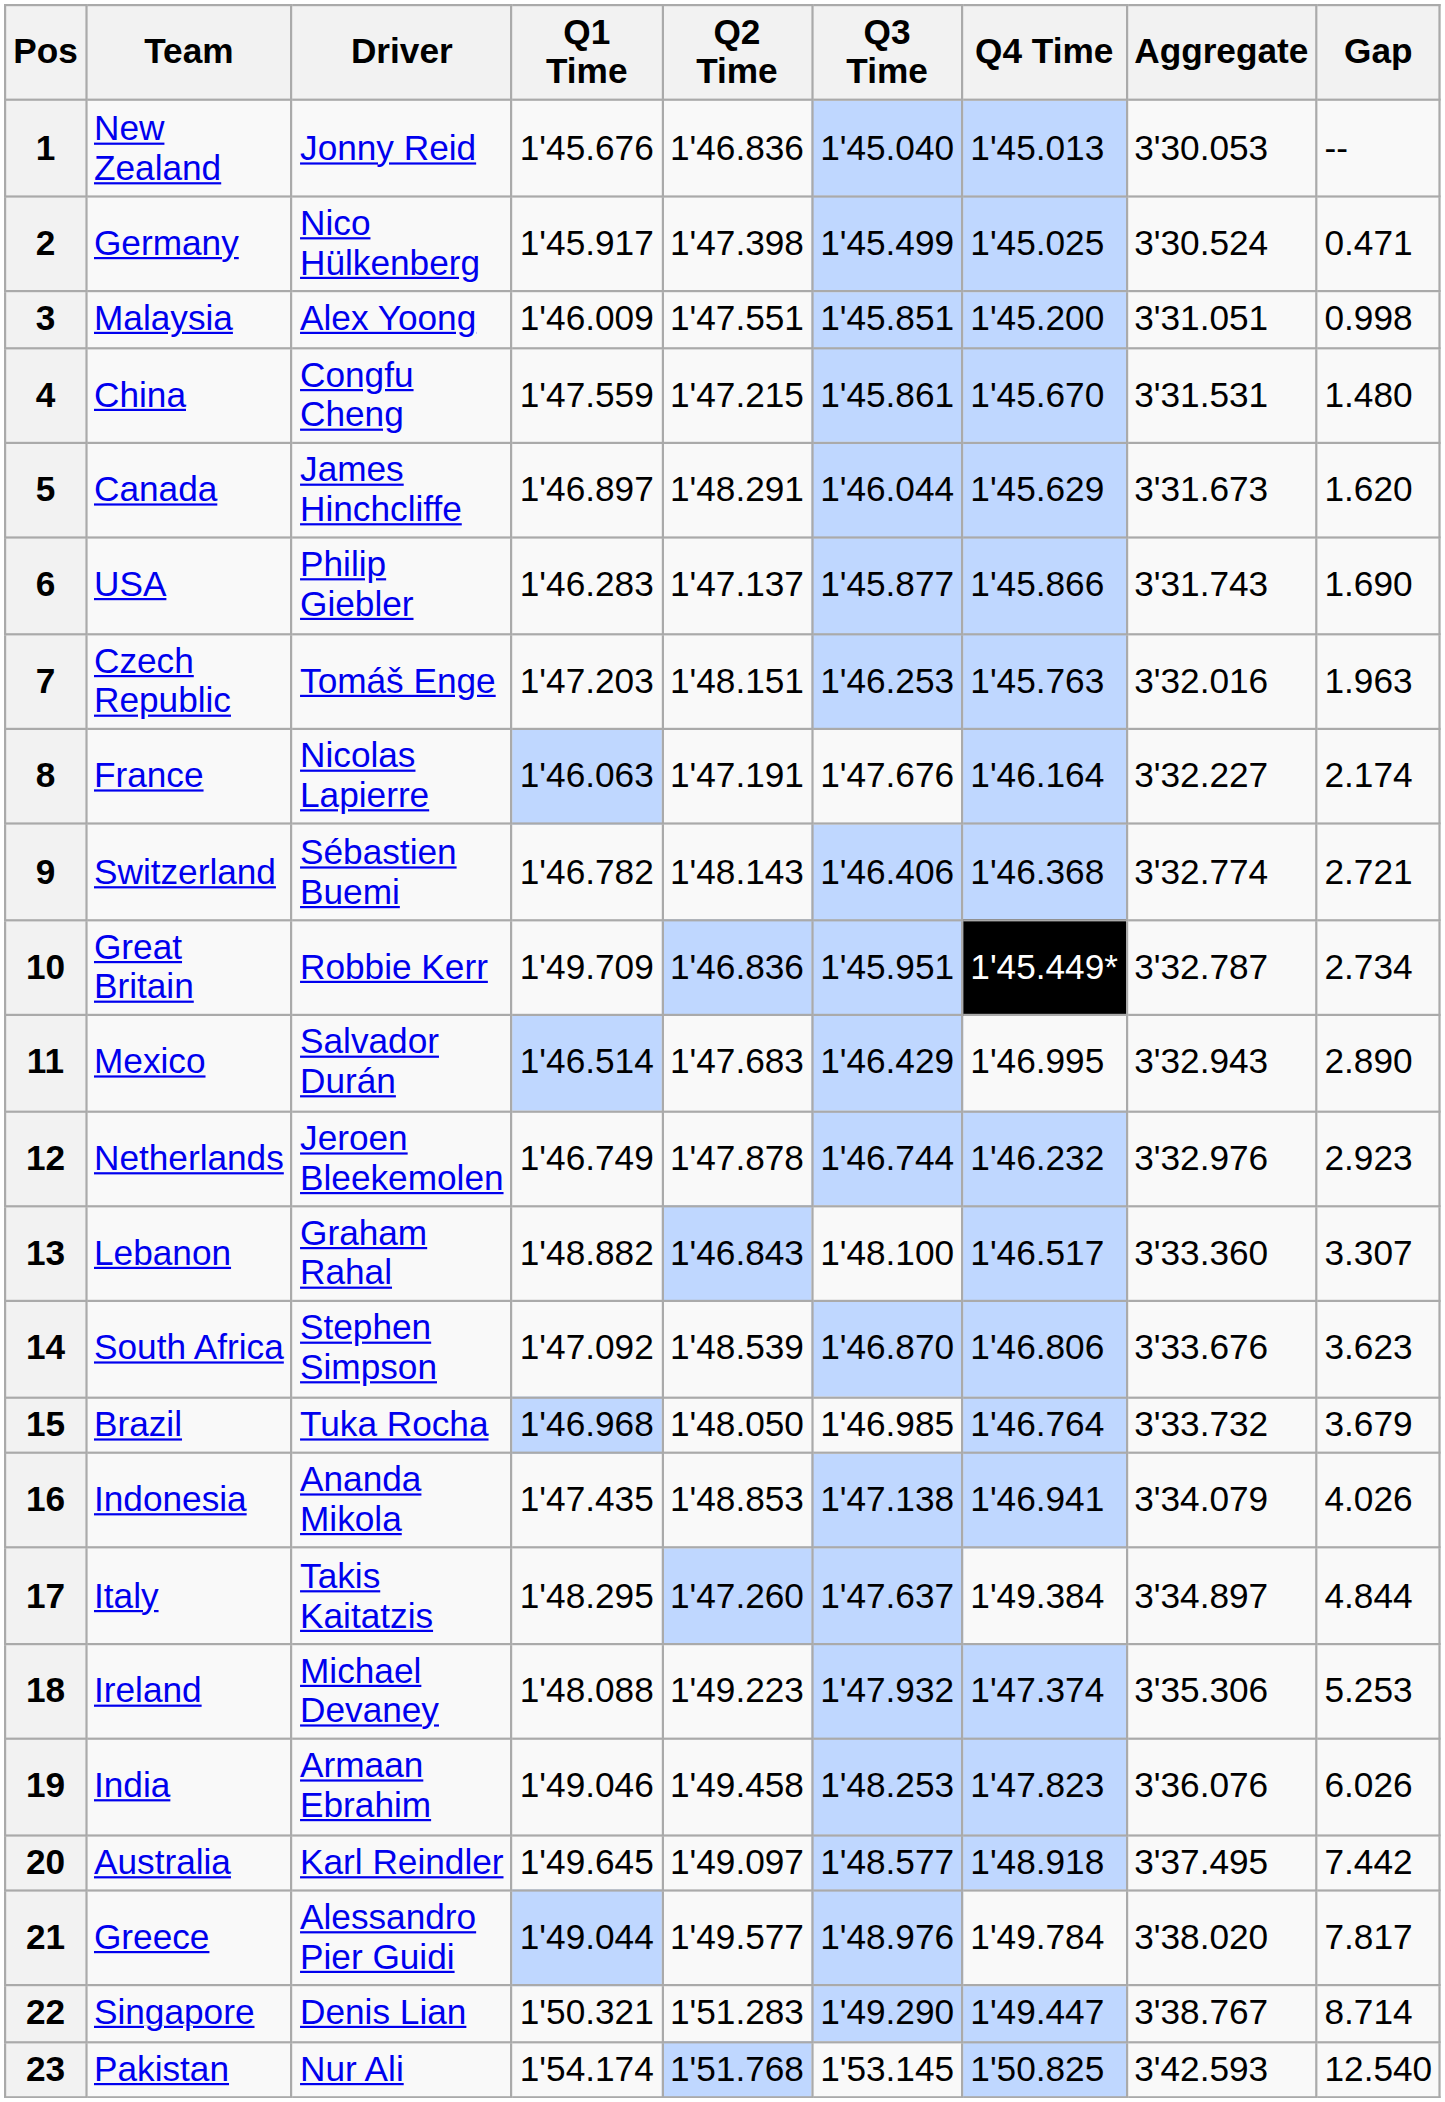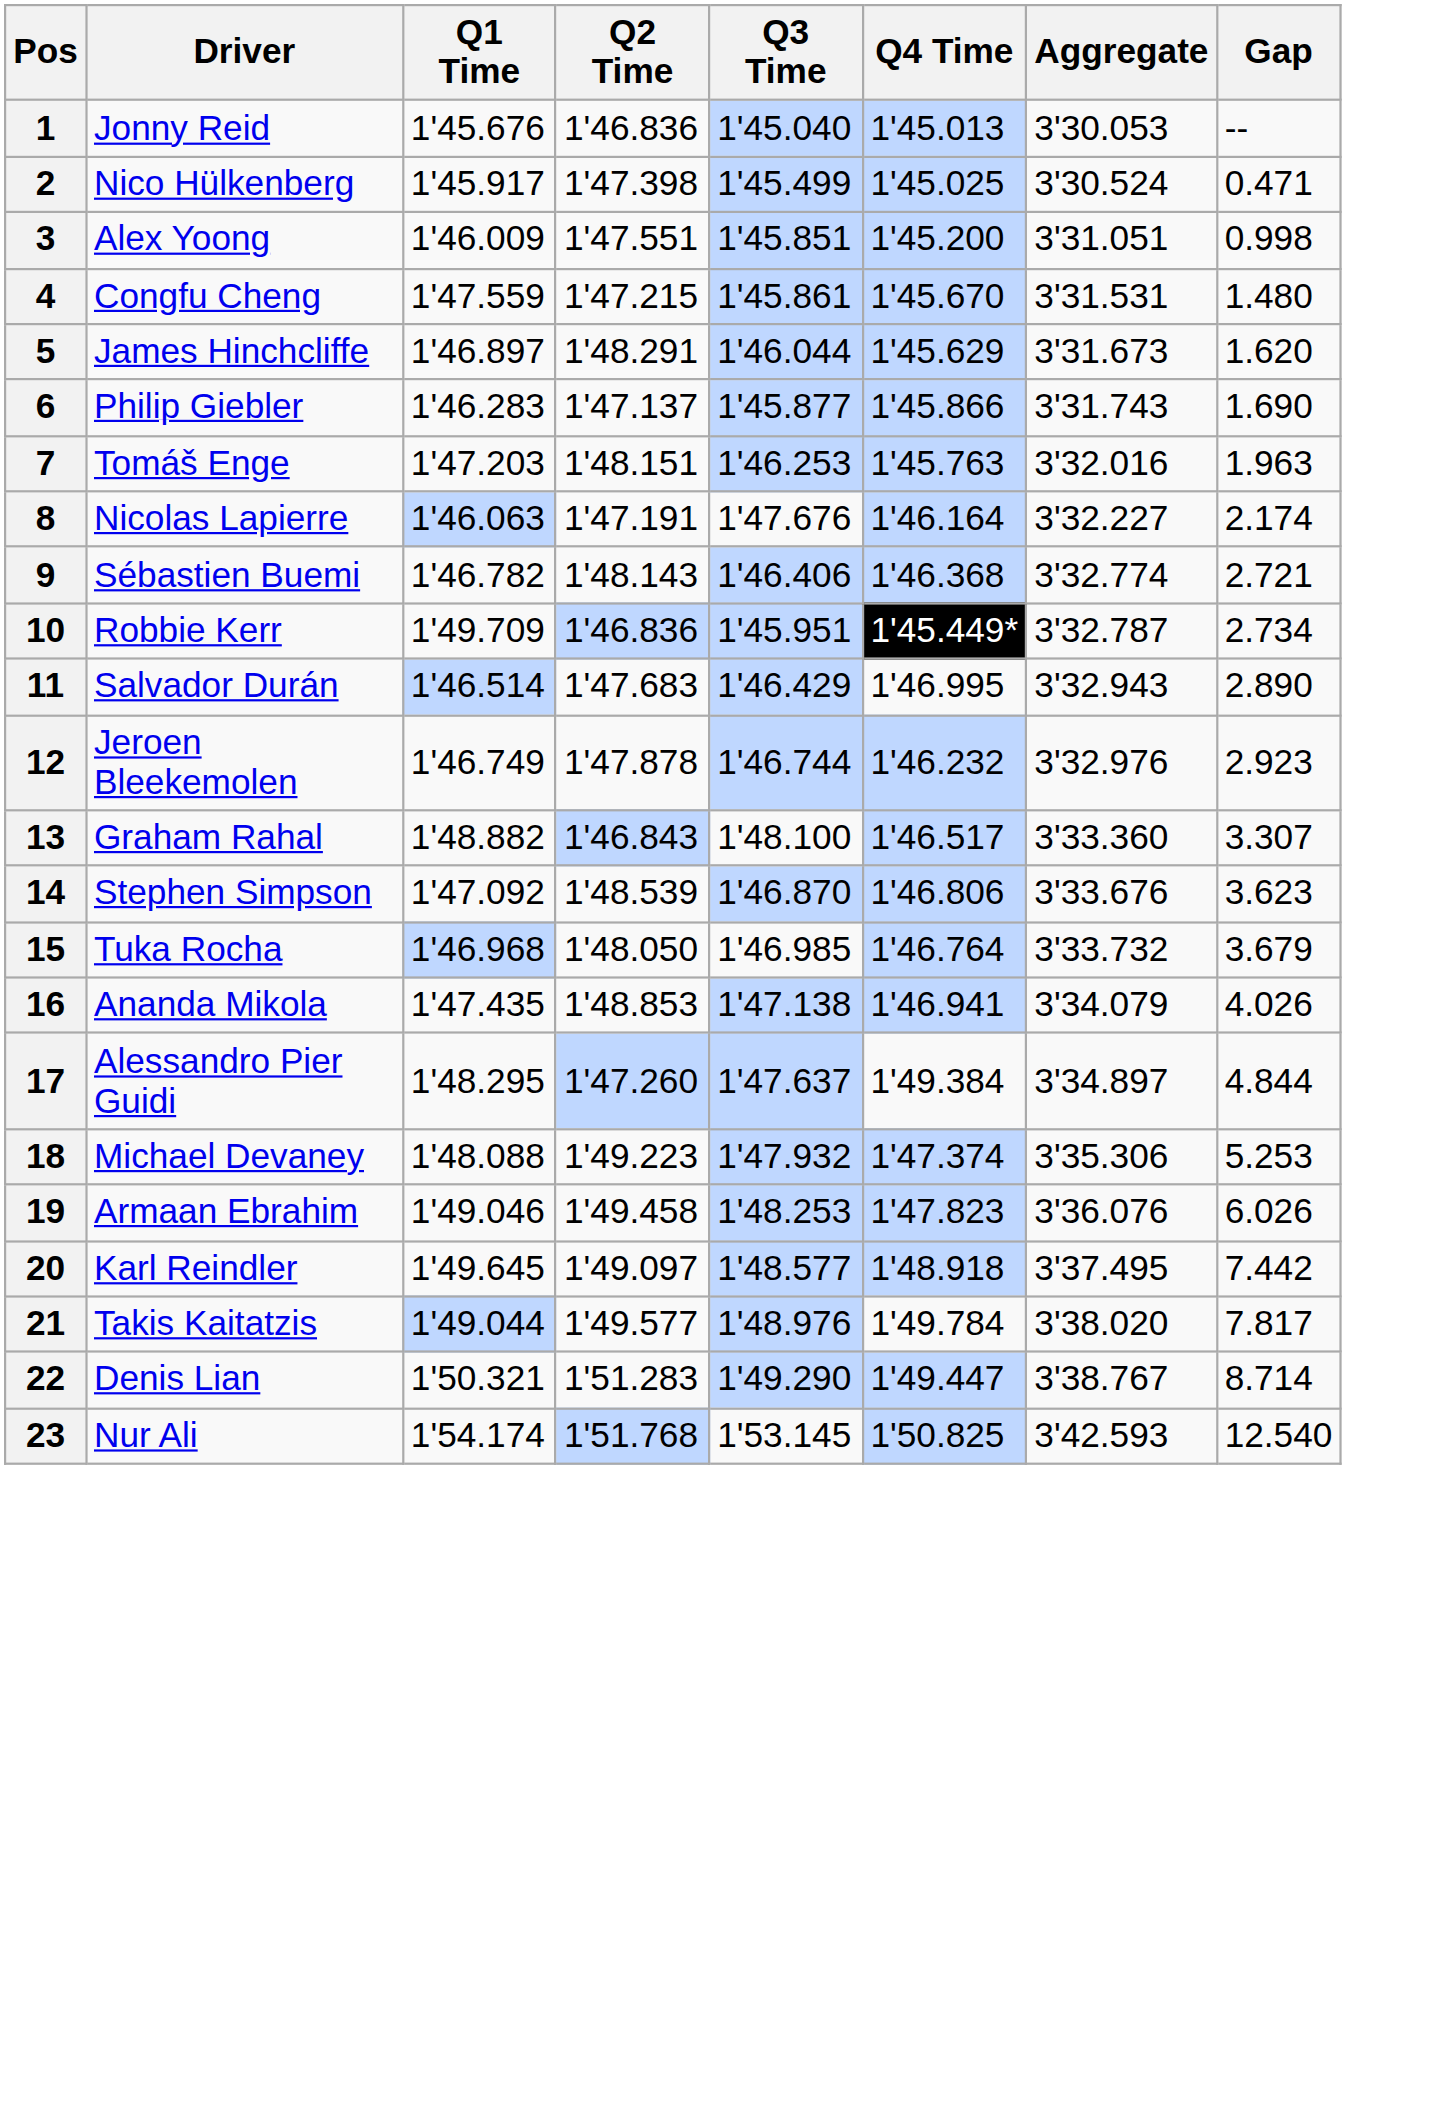- column: (189, 52)
(367, 1595) Takis Kaitatzis -> (218, 1080) Alessandro Pier Guidi
(388, 1937) Alessandro Pier Guidi -> (206, 1323) Takis Kaitatzis
